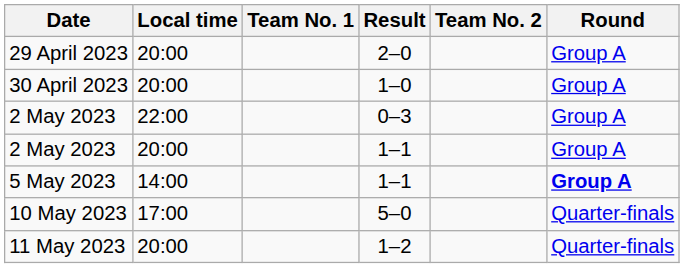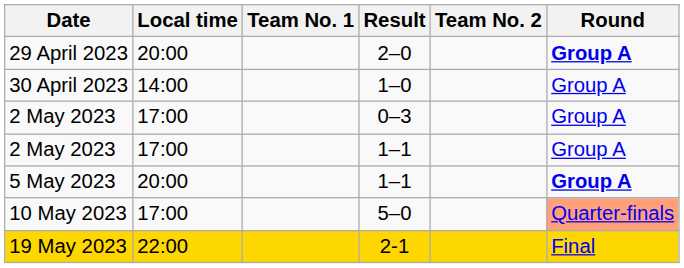(588, 52) normal -> (591, 52) bold
(163, 85) 20:00 -> (163, 85) 14:00
(163, 117) 22:00 -> (163, 117) 17:00
(163, 149) 20:00 -> (163, 149) 17:00
(163, 181) 14:00 -> (163, 181) 20:00
(613, 213) no background -> (613, 213) lightsalmon background
- row: (67, 246)
+ row: (68, 246)
